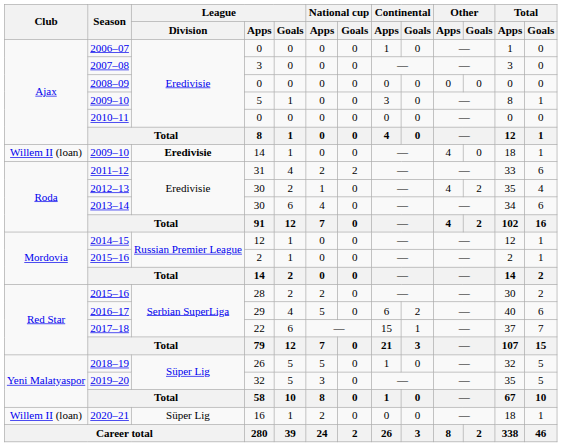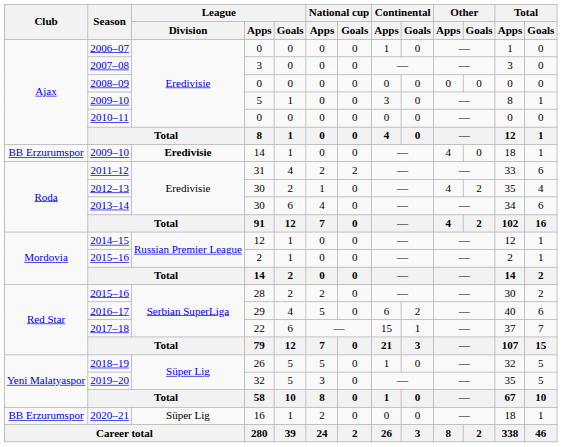(46, 153) Willem II (loan) -> (46, 153) BB Erzurumspor
(46, 415) Willem II (loan) -> (46, 415) BB Erzurumspor
